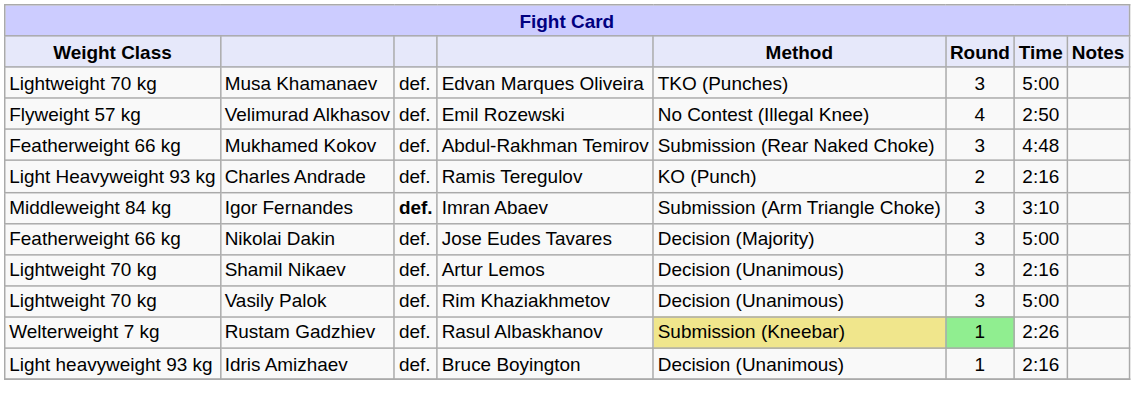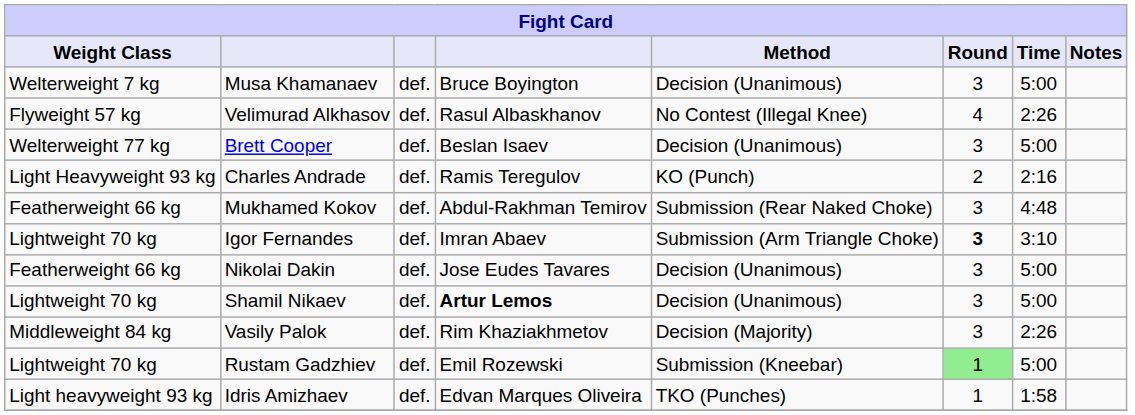(83, 83) Lightweight 70 kg -> (84, 83) Welterweight 7 kg
(543, 83) Edvan Marques Oliveira -> (509, 83) Bruce Boyington
(723, 83) TKO (Punches) -> (749, 83) Decision (Unanimous)
(503, 114) Emil Rozewski -> (520, 114) Rasul Albaskhanov
(1041, 114) 2:50 -> (1039, 114) 2:26
+ row: (278, 145)
rows swapped: (295, 176) <-> (300, 145)
(90, 207) Middleweight 84 kg -> (83, 239) Lightweight 70 kg
(416, 207) bold -> (415, 239) normal
(980, 207) normal -> (978, 239) bold
(736, 239) Decision (Majority) -> (749, 270) Decision (Unanimous)
(493, 270) normal -> (496, 301) bold
(1041, 270) 2:16 -> (1039, 301) 5:00
(83, 301) Lightweight 70 kg -> (90, 332) Middleweight 84 kg
(751, 301) Decision (Unanimous) -> (734, 332) Decision (Majority)
(1041, 301) 5:00 -> (1039, 332) 2:26
(84, 332) Welterweight 7 kg -> (83, 364) Lightweight 70 kg
(522, 332) Rasul Albaskhanov -> (501, 364) Emil Rozewski
(751, 332) khaki background -> (749, 364) no background
(1041, 332) 2:26 -> (1039, 364) 5:00
(511, 364) Bruce Boyington -> (541, 395) Edvan Marques Oliveira
(751, 364) Decision (Unanimous) -> (721, 395) TKO (Punches)
(1041, 364) 2:16 -> (1039, 395) 1:58
